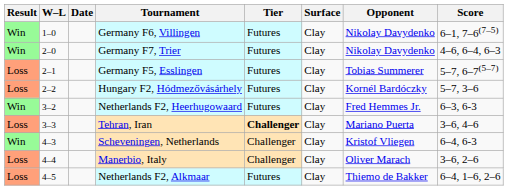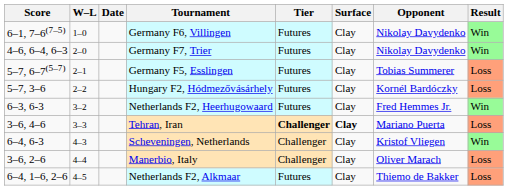columns swapped: (22, 13) <-> (470, 13)
(315, 124) normal -> (346, 124) bold
